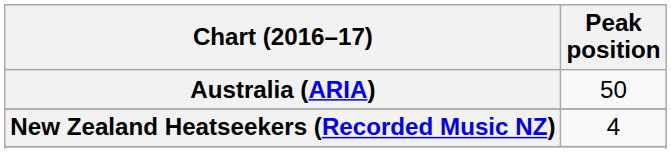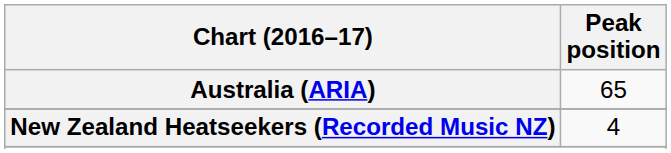(614, 89) 50 -> (614, 89) 65
